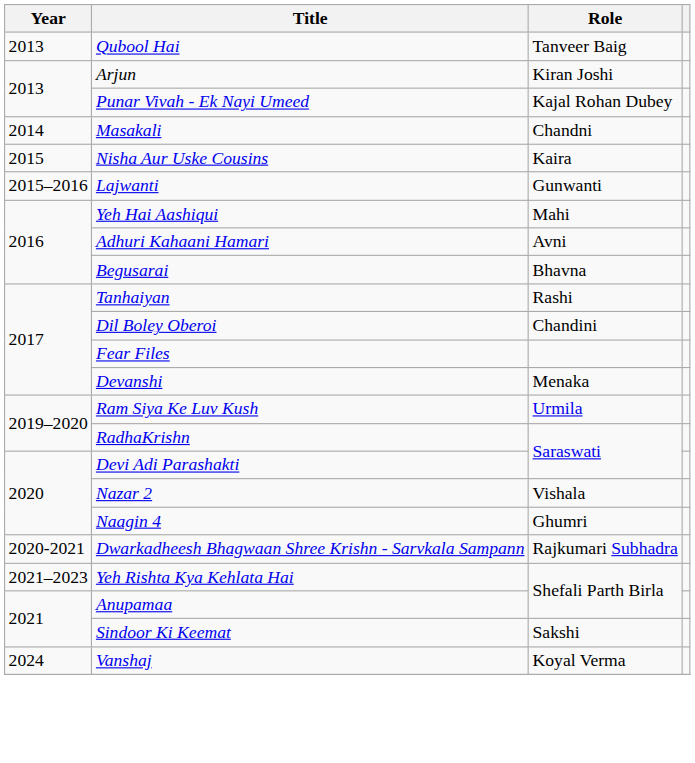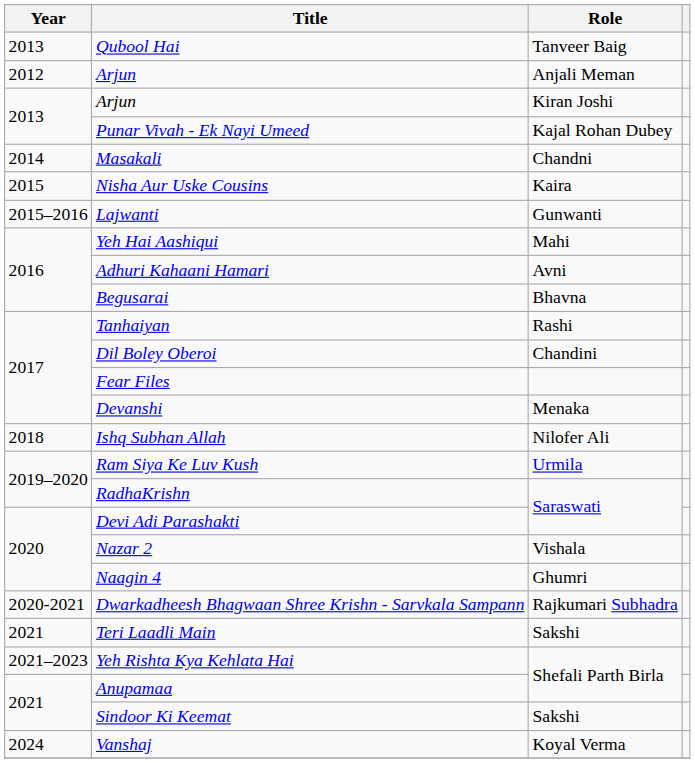+ row: (116, 74)
+ row: (161, 437)
+ row: (156, 632)
